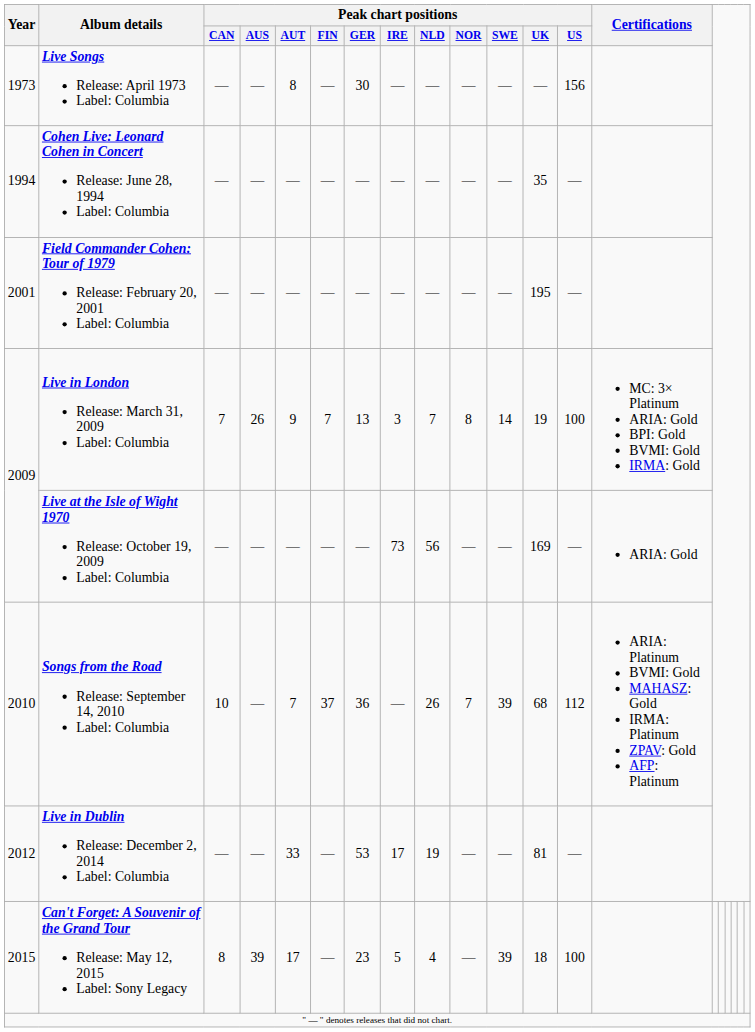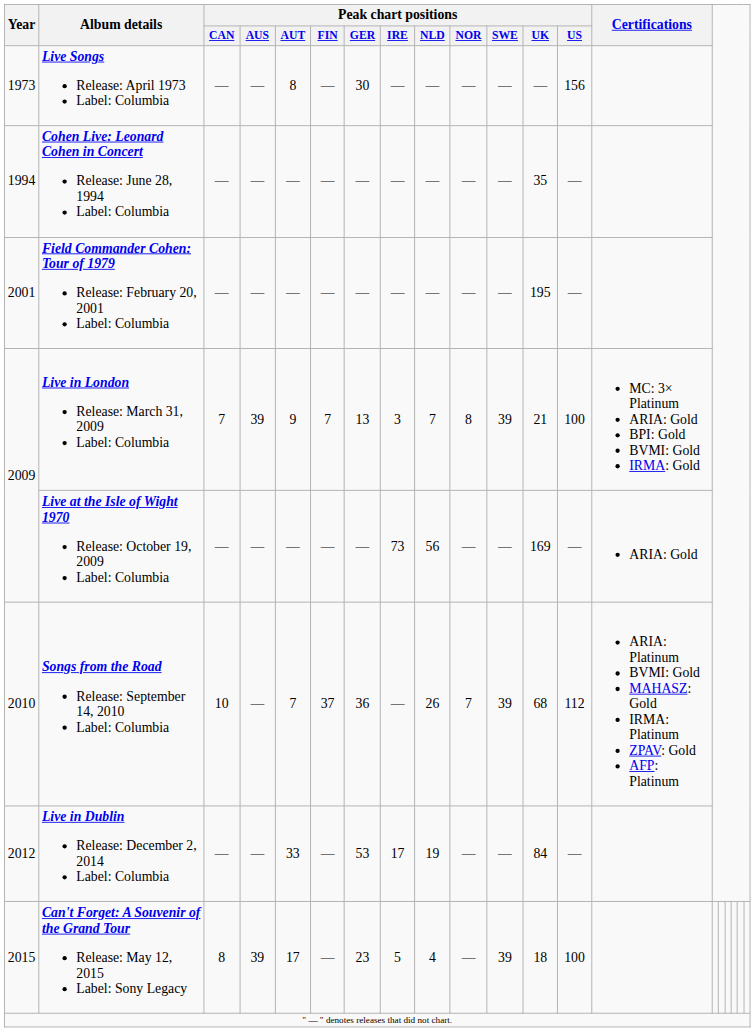(257, 419) 26 -> (257, 419) 39
(505, 419) 14 -> (505, 419) 39
(540, 419) 19 -> (540, 419) 21
(540, 853) 81 -> (540, 853) 84
